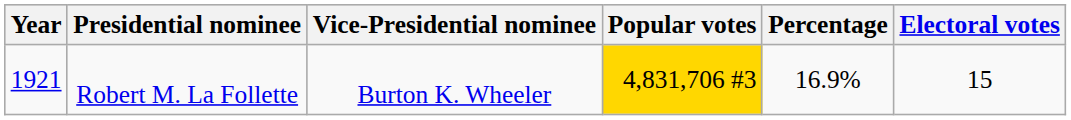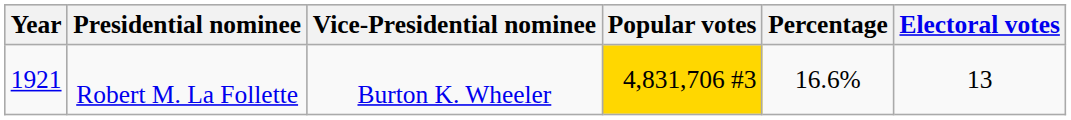(828, 79) 16.9% -> (828, 79) 16.6%
(980, 79) 15 -> (980, 79) 13
